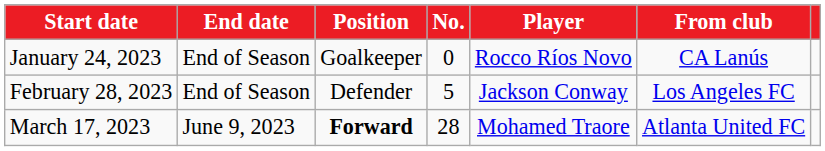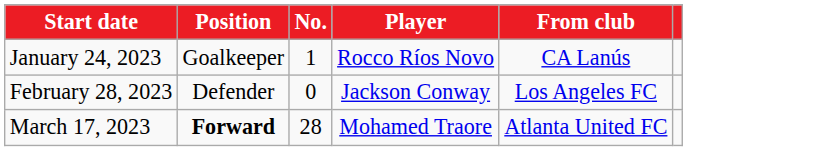- column: (246, 22)
(448, 57) 0 -> (311, 57) 1
(448, 92) 5 -> (311, 92) 0
